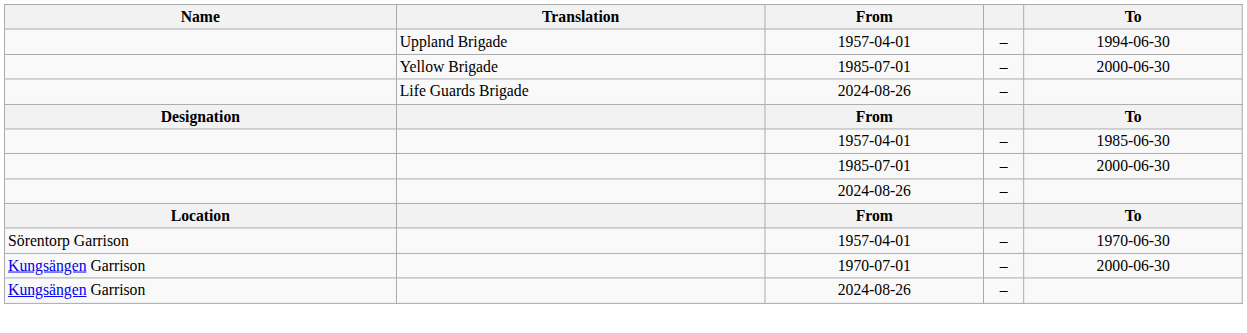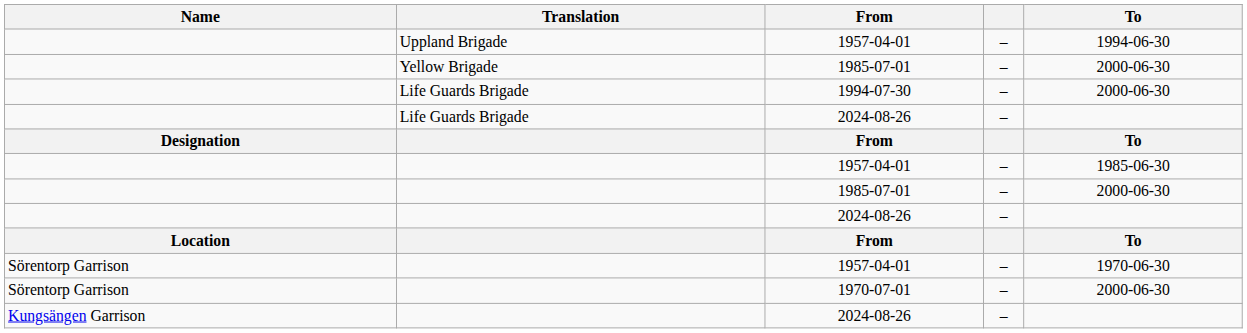+ row: (464, 91)
(77, 265) Kungsängen Garrison -> (68, 290) Sörentorp Garrison
